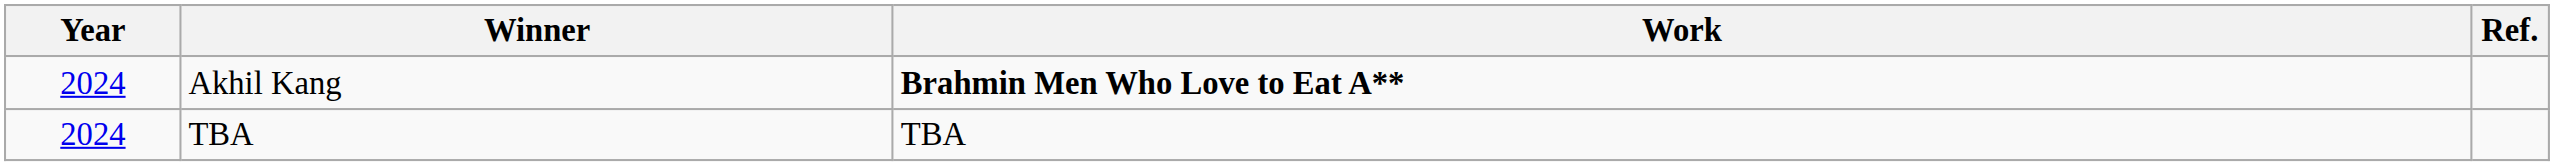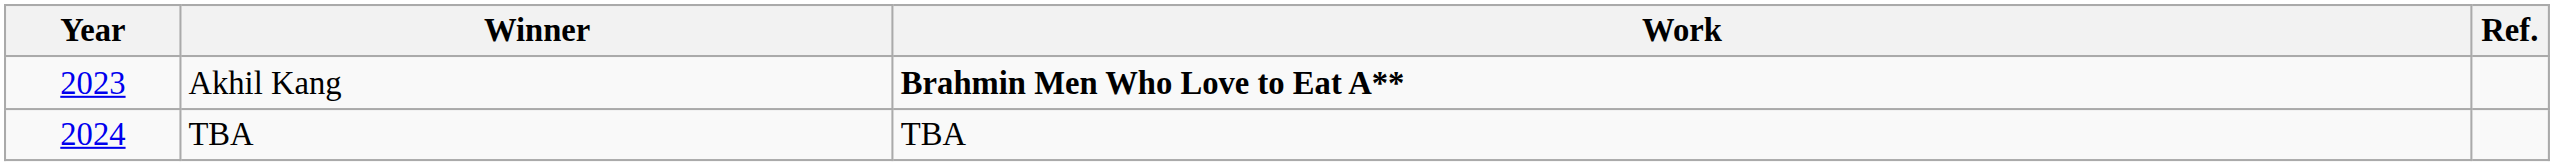(93, 82) 2024 -> (93, 82) 2023
